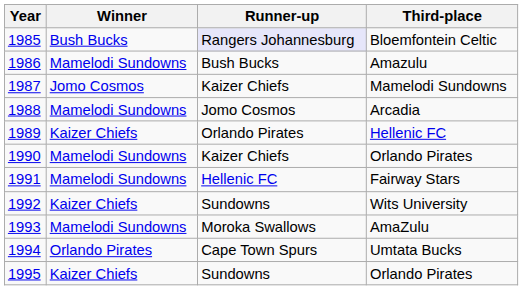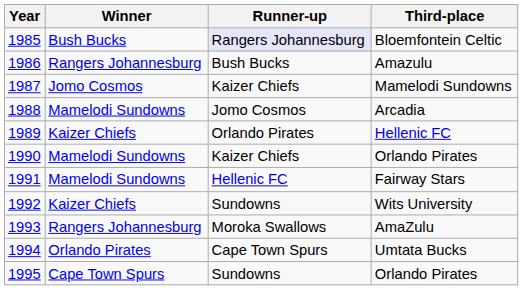(118, 63) Mamelodi Sundowns -> (125, 63) Rangers Johannesburg
(118, 226) Mamelodi Sundowns -> (125, 226) Rangers Johannesburg
(94, 273) Kaizer Chiefs -> (106, 273) Cape Town Spurs
